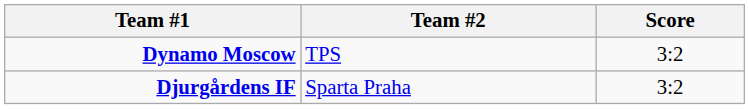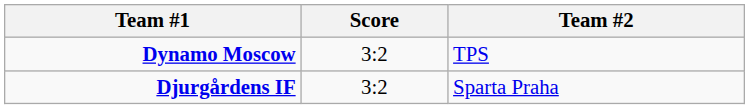columns swapped: (670, 20) <-> (448, 20)
